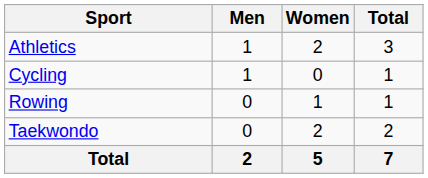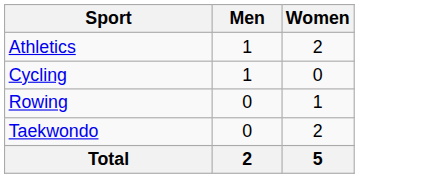- column: (388, 18)
